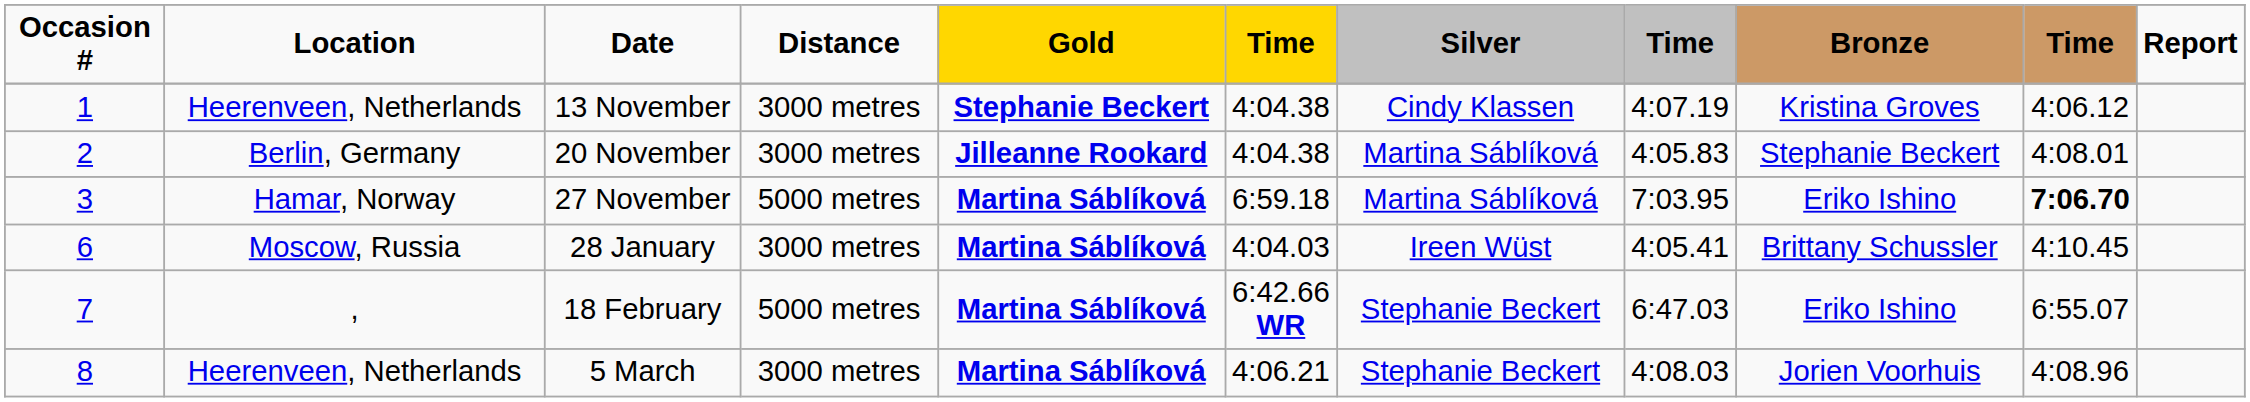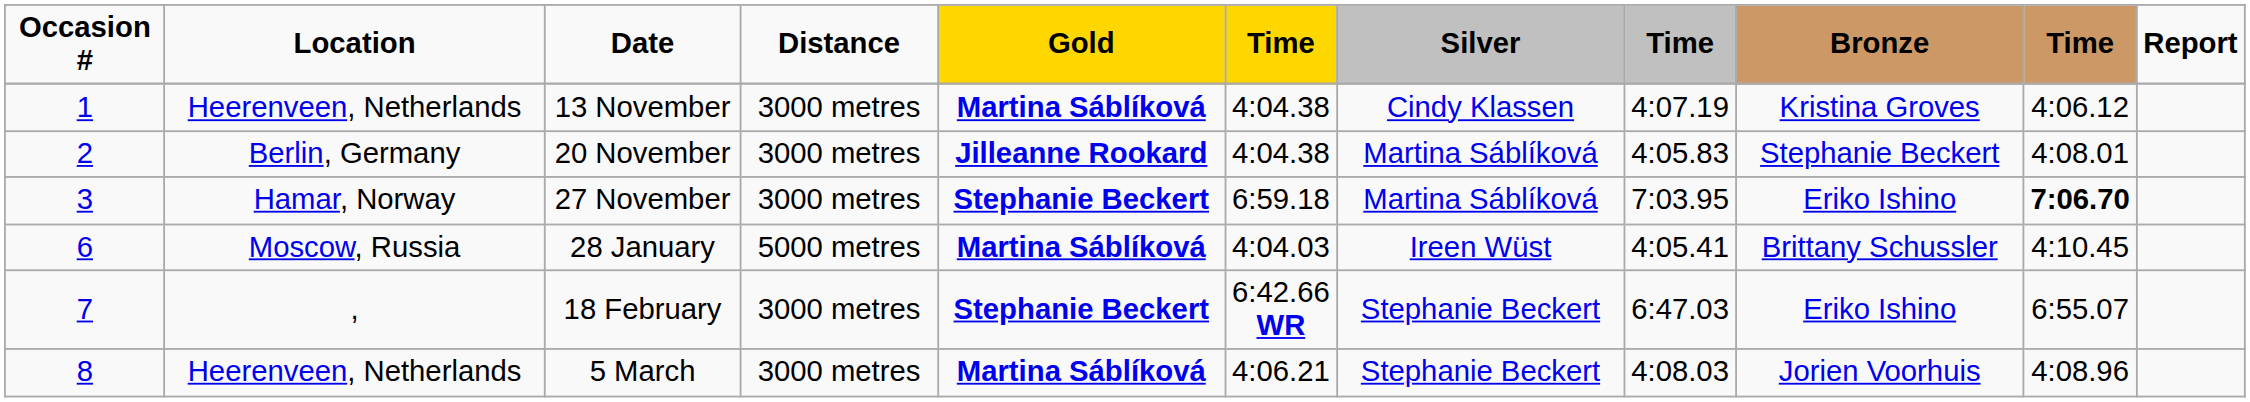(1081, 107) Stephanie Beckert -> (1081, 107) Martina Sáblíková
(839, 199) 5000 metres -> (839, 199) 3000 metres
(1081, 199) Martina Sáblíková -> (1081, 199) Stephanie Beckert
(839, 246) 3000 metres -> (839, 246) 5000 metres
(839, 309) 5000 metres -> (839, 309) 3000 metres
(1081, 309) Martina Sáblíková -> (1081, 309) Stephanie Beckert
